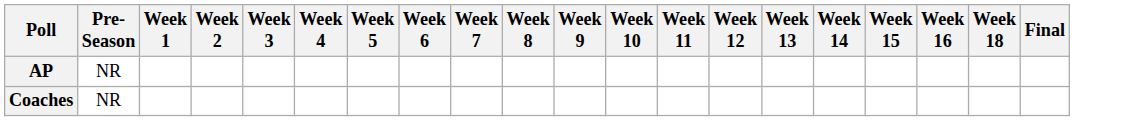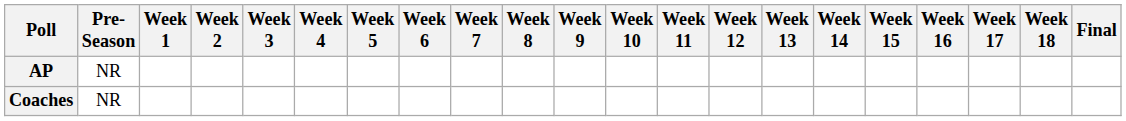+ column: (995, 30)
